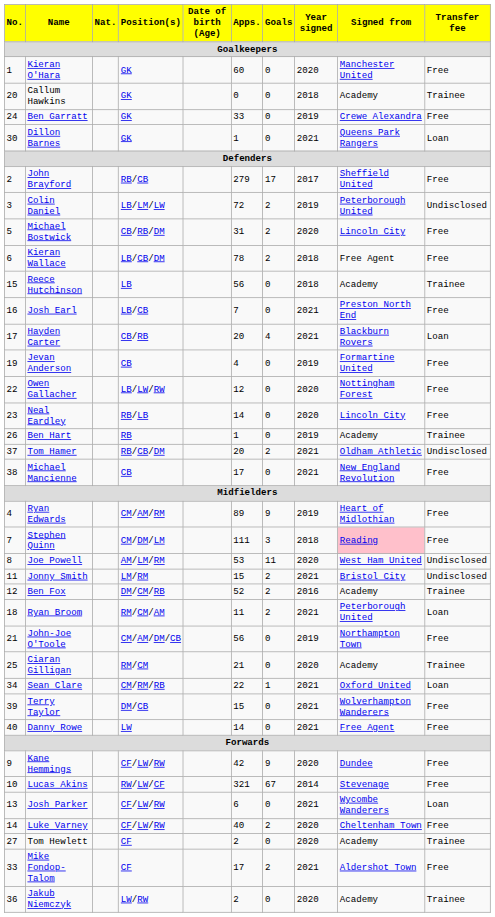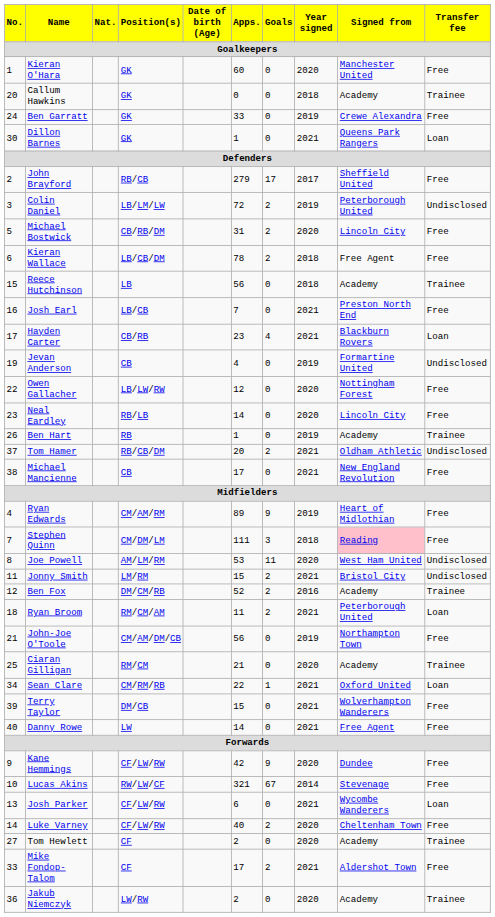(239, 337) 20 -> (239, 337) 23
(438, 363) Free -> (457, 363) Undisclosed
